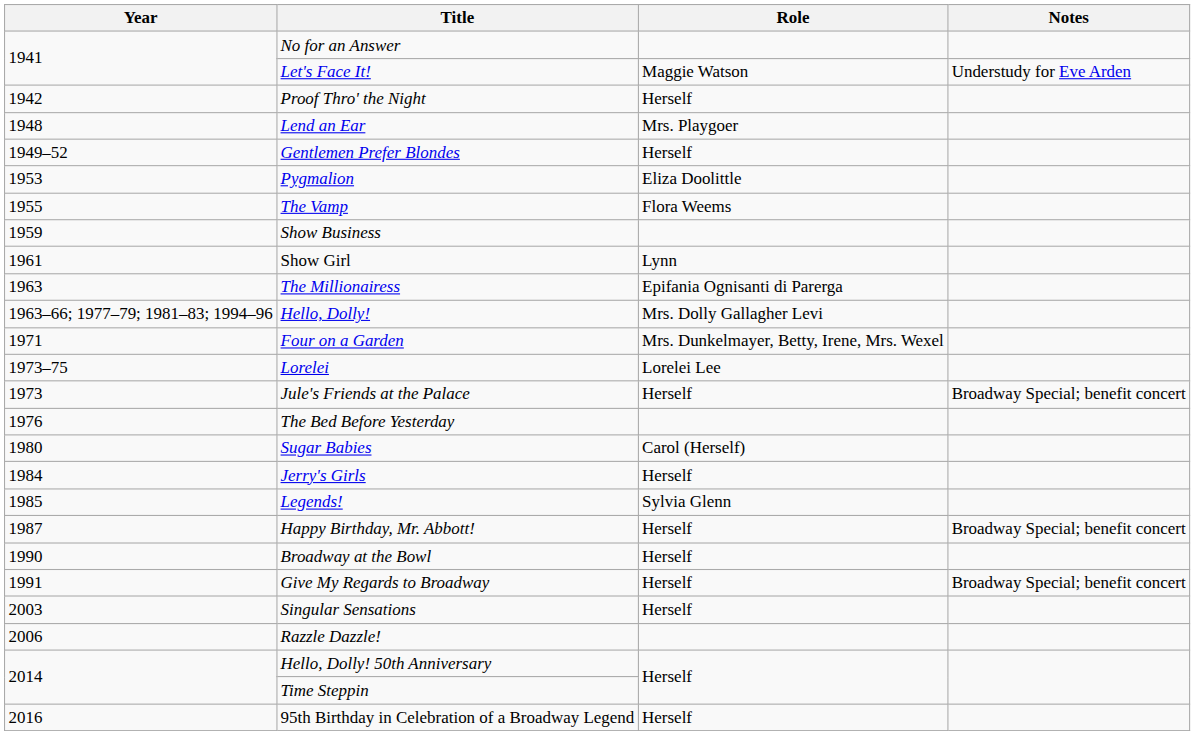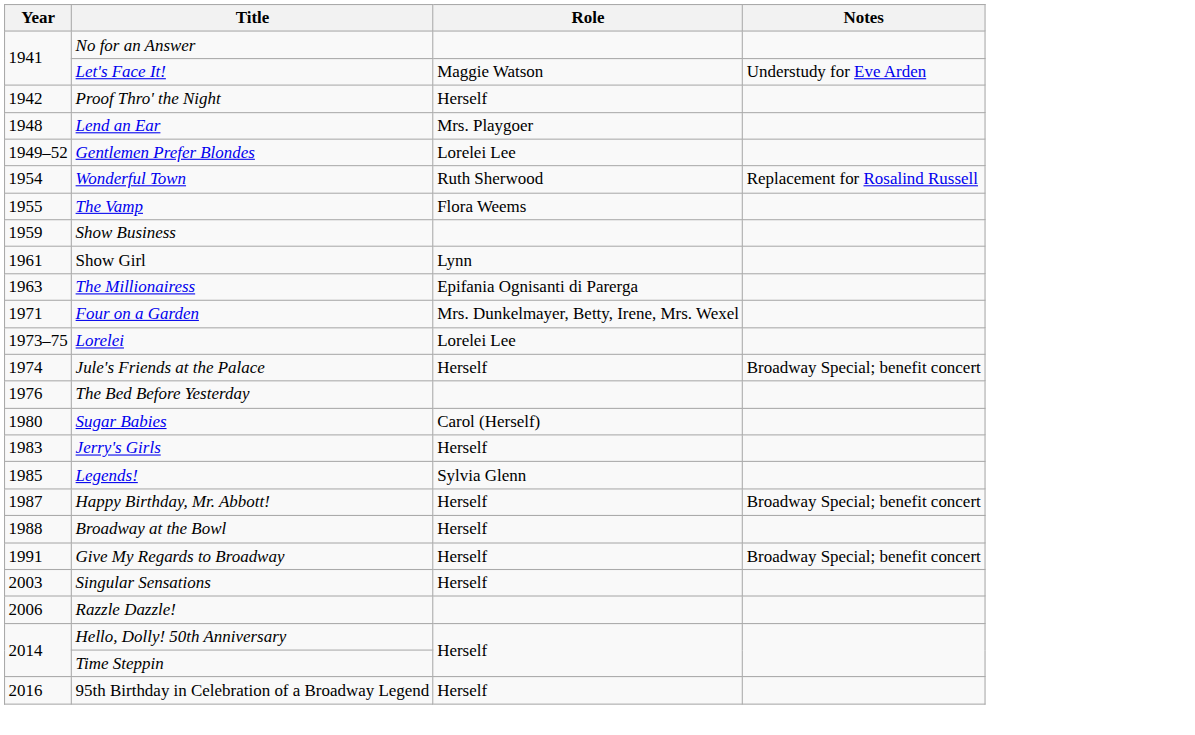(667, 152) Herself -> (476, 152) Lorelei Lee
- row: (317, 179)
+ row: (131, 179)
- row: (325, 313)
(25, 394) 1973 -> (25, 367) 1974
(25, 475) 1984 -> (25, 448) 1983
(25, 555) 1990 -> (25, 529) 1988
